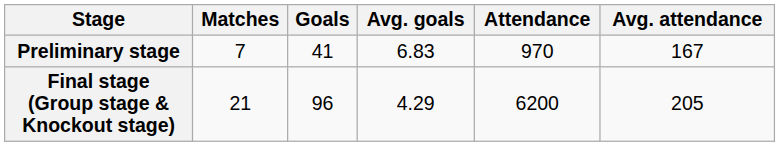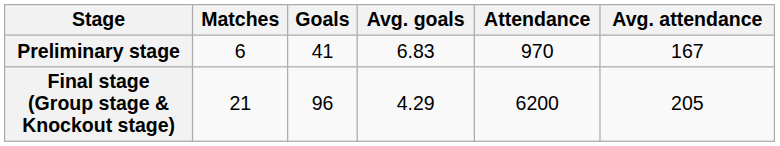(240, 50) 7 -> (240, 50) 6
